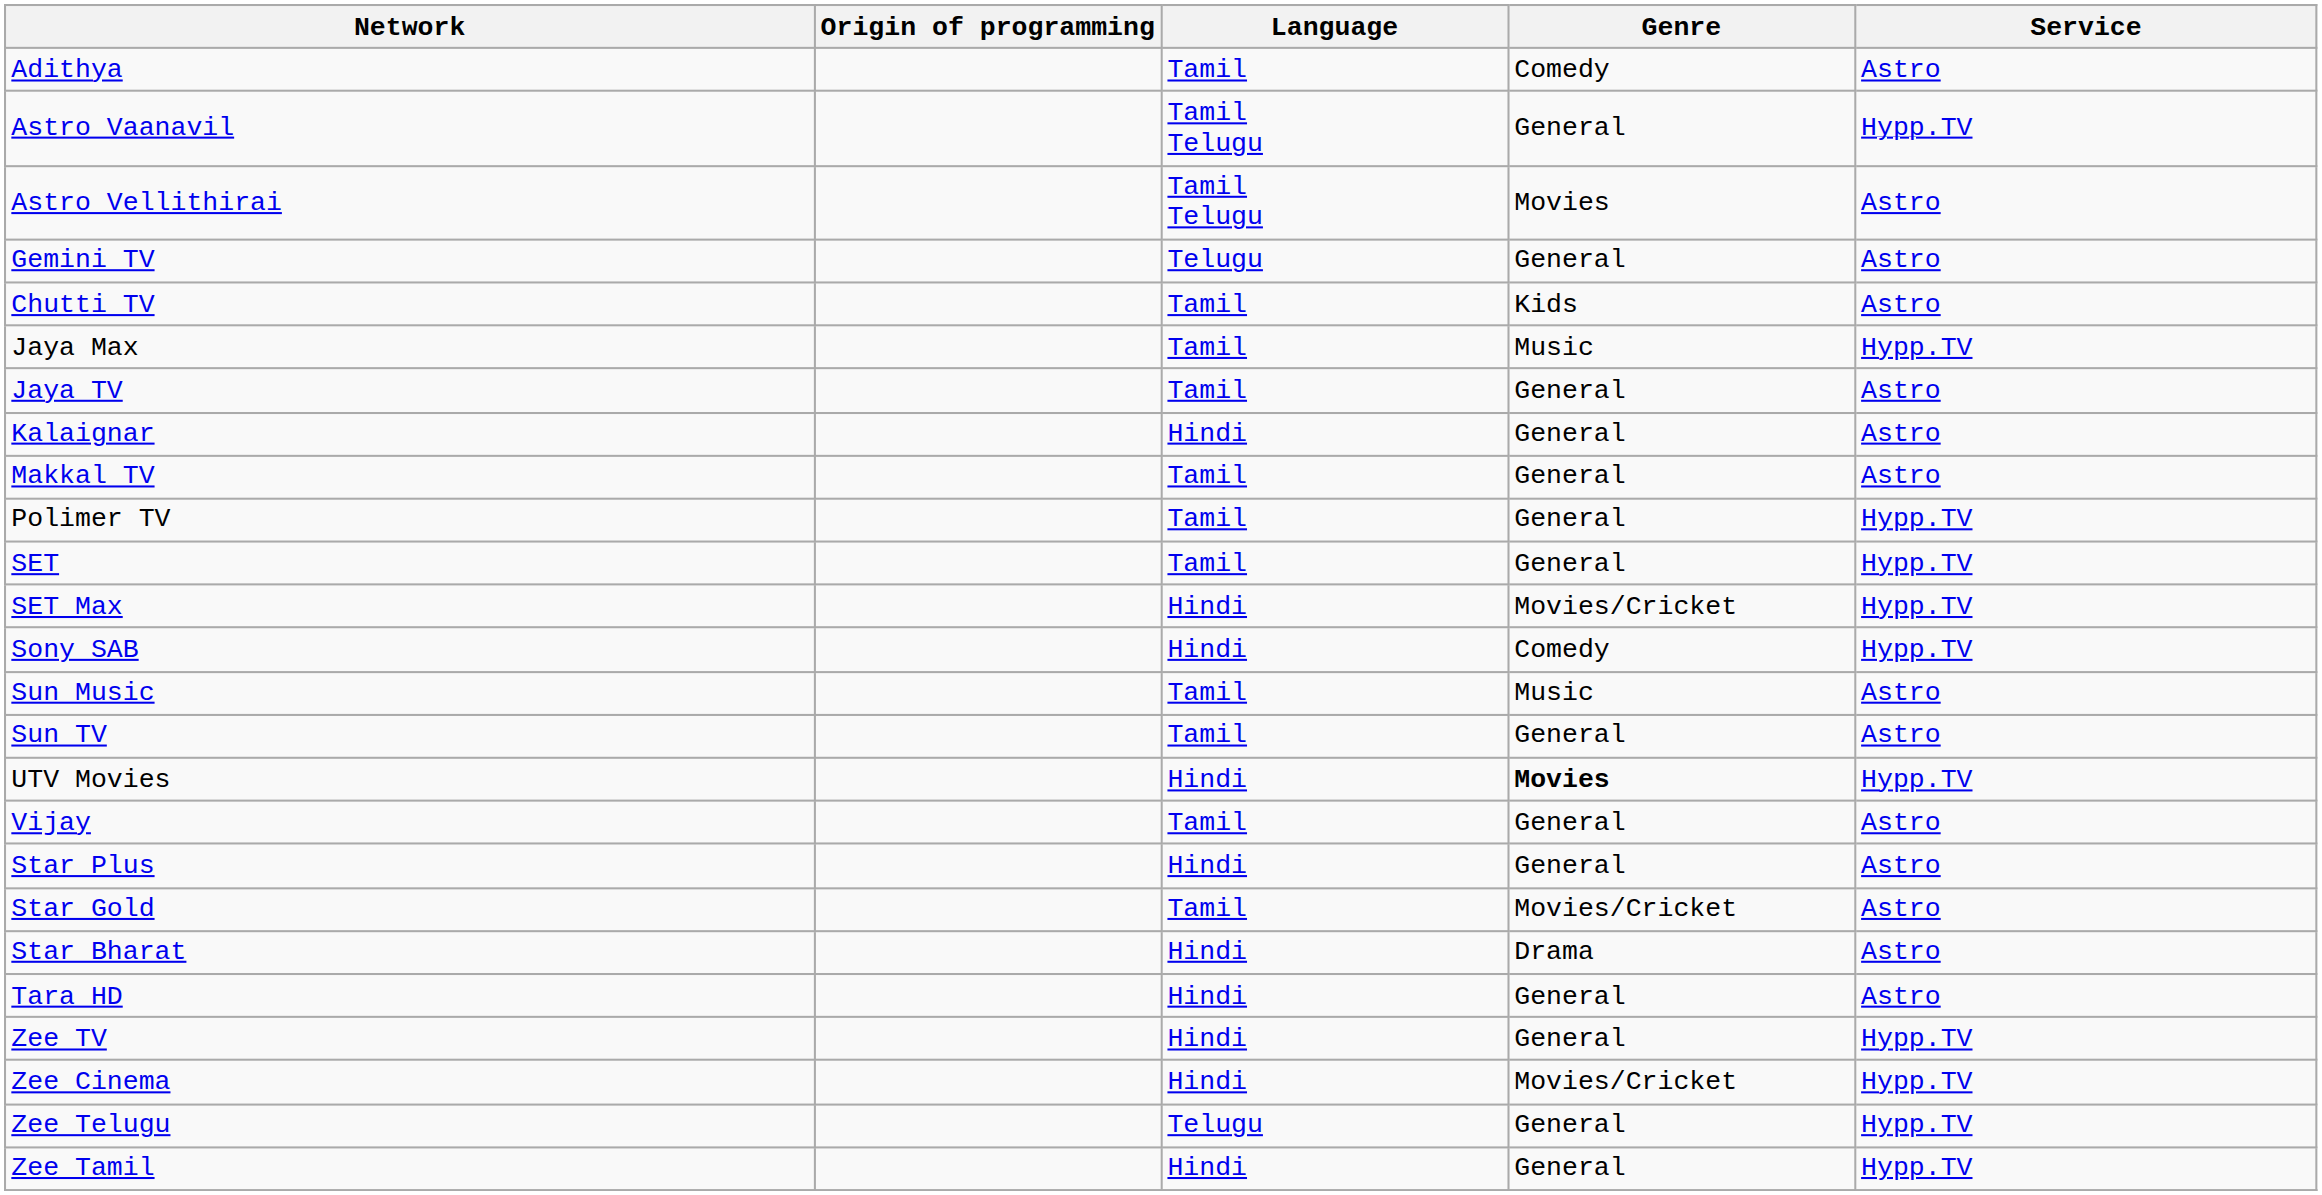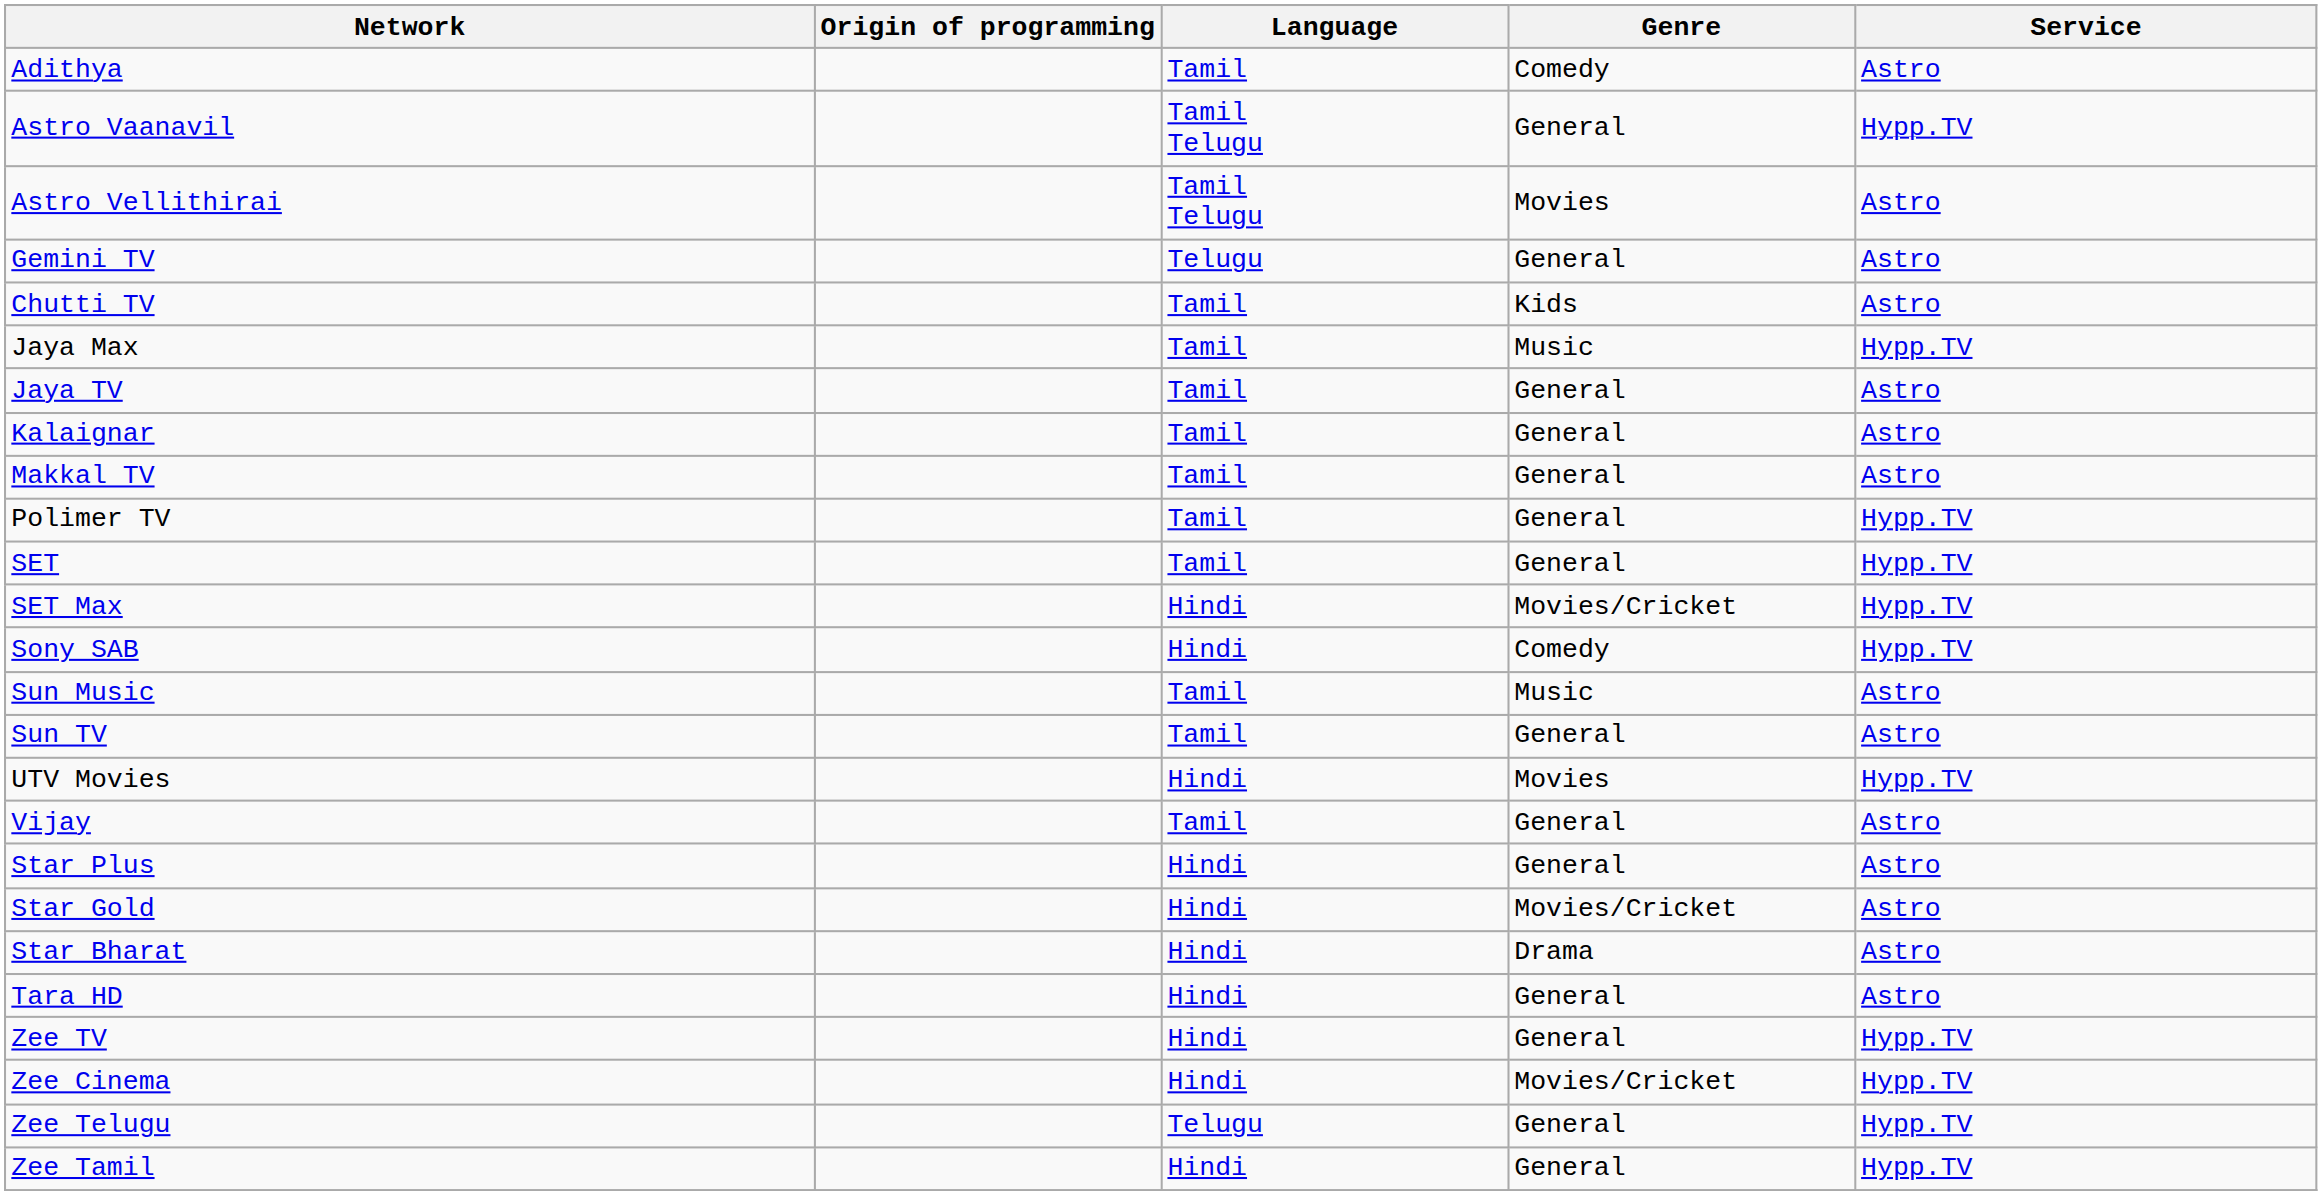(1207, 434) Hindi -> (1207, 434) Tamil
(1562, 779) bold -> (1562, 779) normal
(1207, 909) Tamil -> (1207, 909) Hindi
